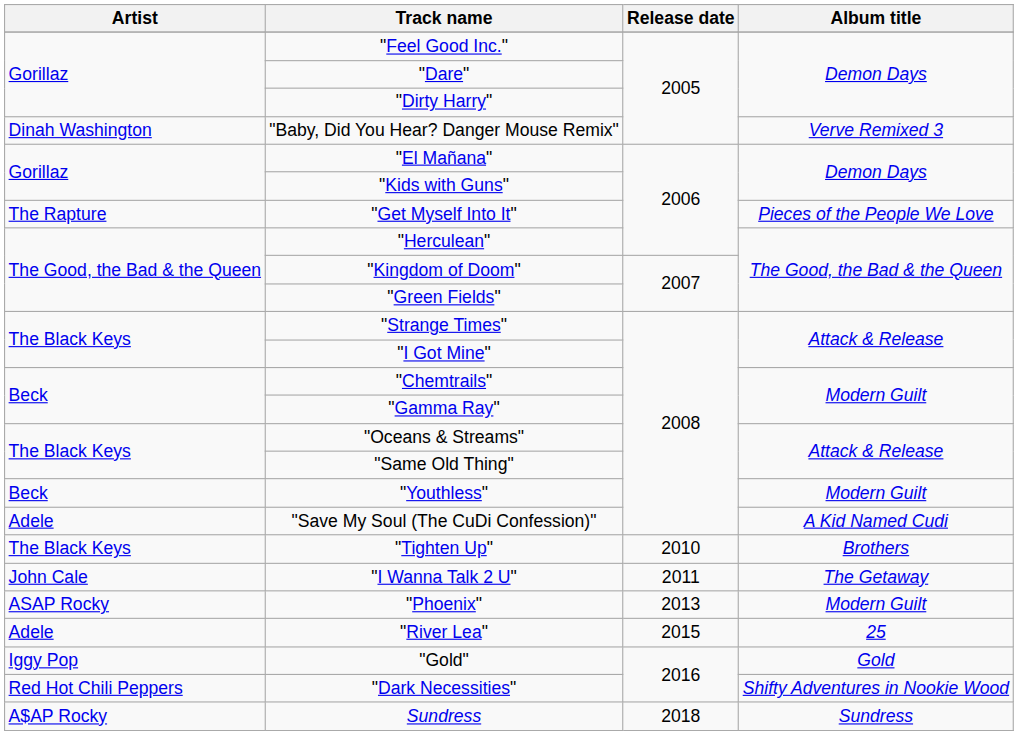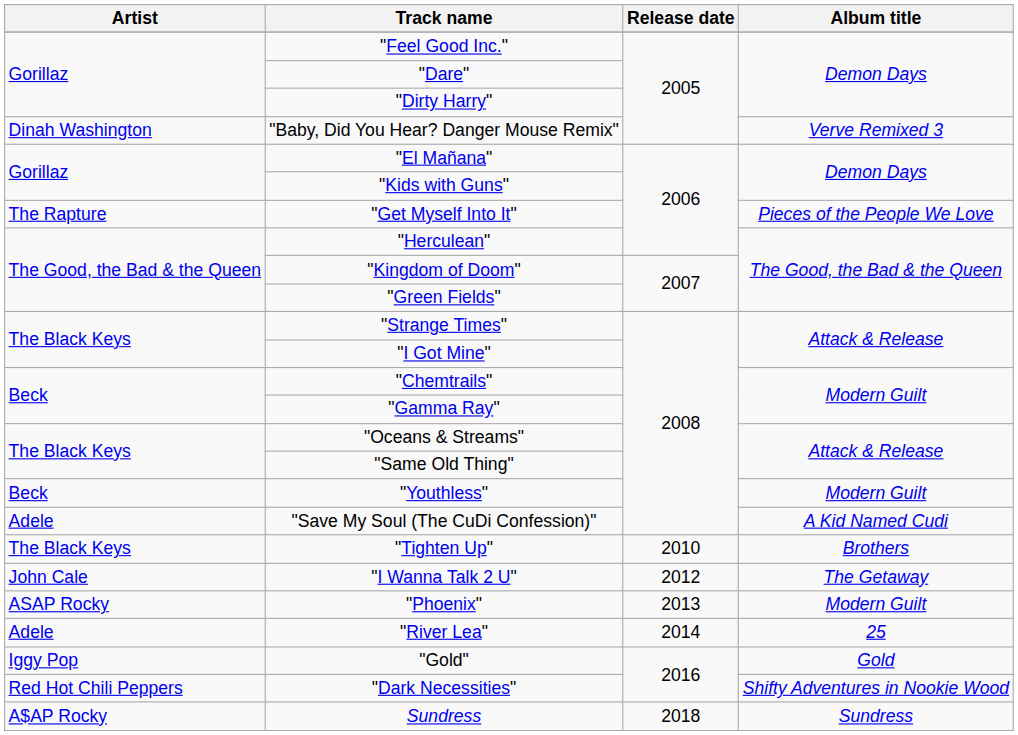(681, 576) 2011 -> (681, 576) 2012
(681, 632) 2015 -> (681, 632) 2014
